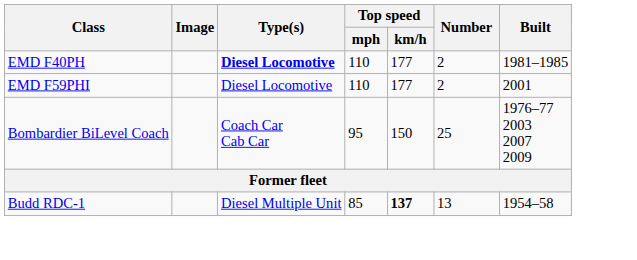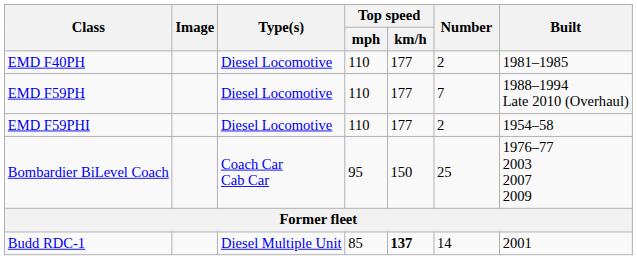(278, 62) bold -> (277, 62) normal
+ row: (46, 93)
(517, 85) 2001 -> (528, 124) 1954–58
(444, 203) 13 -> (444, 243) 14
(528, 203) 1954–58 -> (517, 243) 2001
